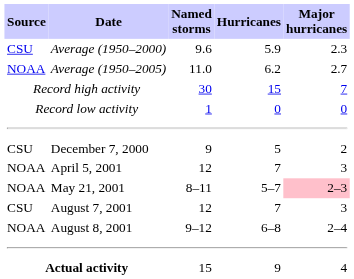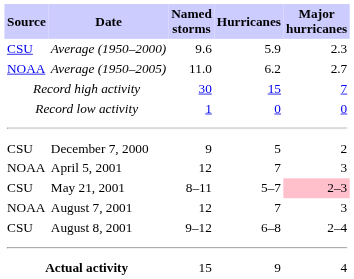(26, 188) NOAA -> (20, 188) CSU
(20, 208) CSU -> (26, 208) NOAA
(26, 228) NOAA -> (20, 228) CSU
